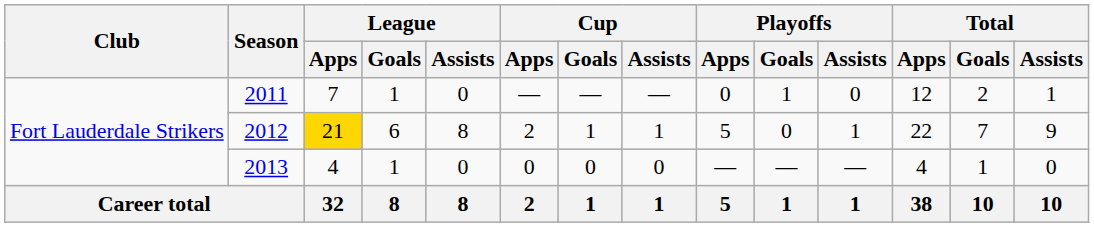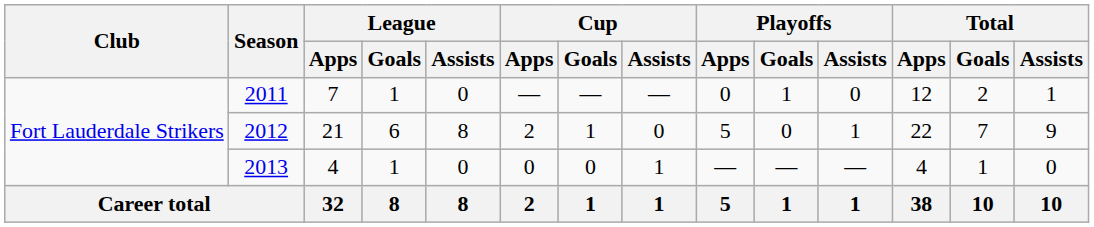(333, 131) gold background -> (333, 131) no background
(659, 131) 1 -> (659, 131) 0
(659, 167) 0 -> (659, 167) 1
